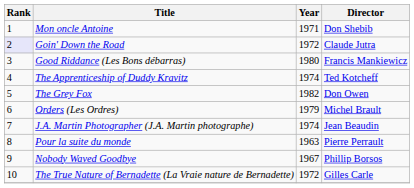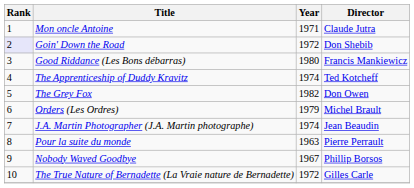(348, 28) Don Shebib -> (350, 28) Claude Jutra
(350, 45) Claude Jutra -> (348, 45) Don Shebib
